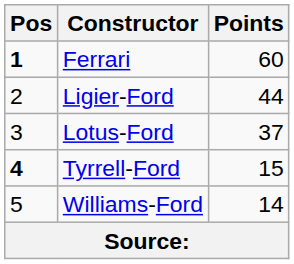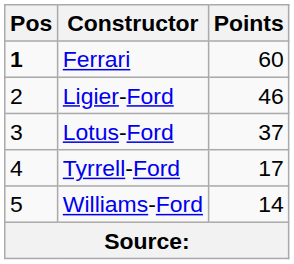(271, 96) 44 -> (271, 96) 46
(16, 168) bold -> (16, 168) normal
(271, 168) 15 -> (271, 168) 17
